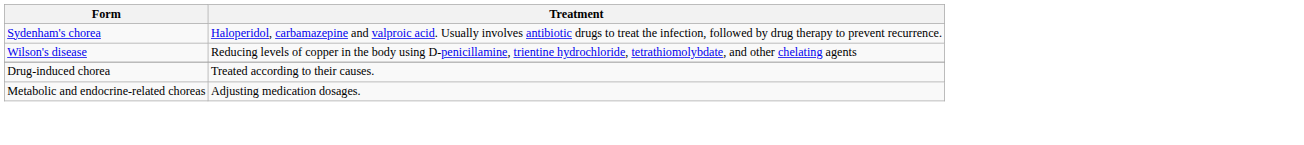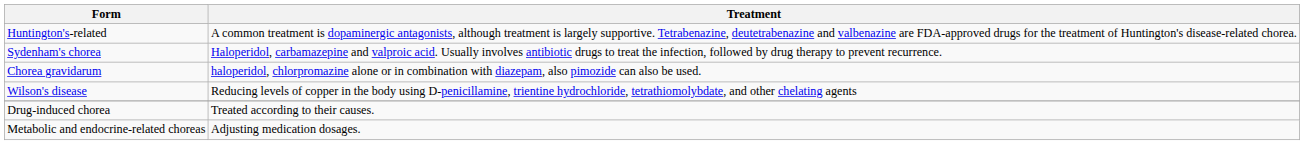+ row: (57, 33)
+ row: (54, 71)
